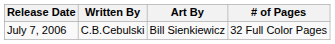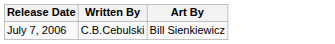- column: (279, 13)
